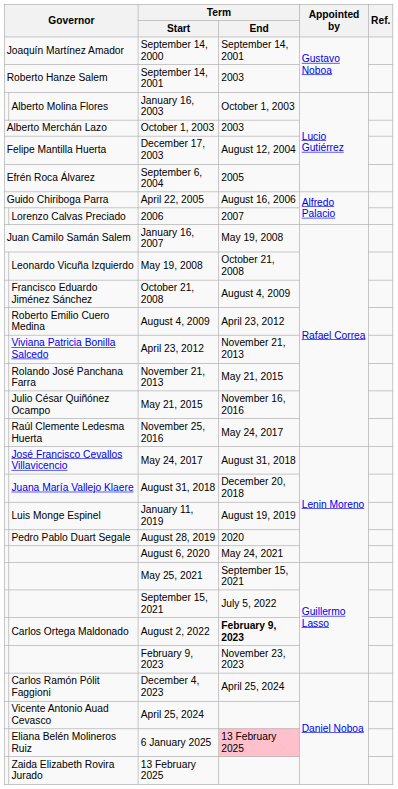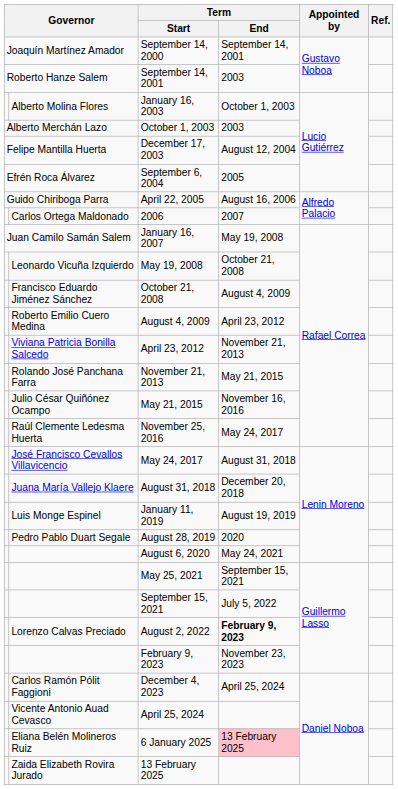(69, 216) Lorenzo Calvas Preciado -> (70, 216) Carlos Ortega Maldonado
(70, 631) Carlos Ortega Maldonado -> (69, 631) Lorenzo Calvas Preciado
